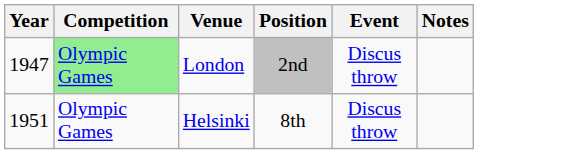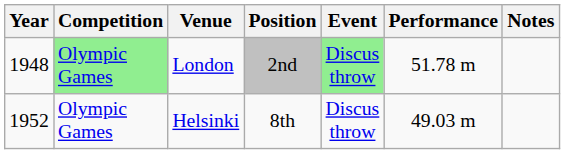+ column: (443, 21)
(29, 65) 1947 -> (29, 65) 1948
(374, 65) no background -> (352, 65) lightgreen background
(29, 121) 1951 -> (29, 121) 1952
